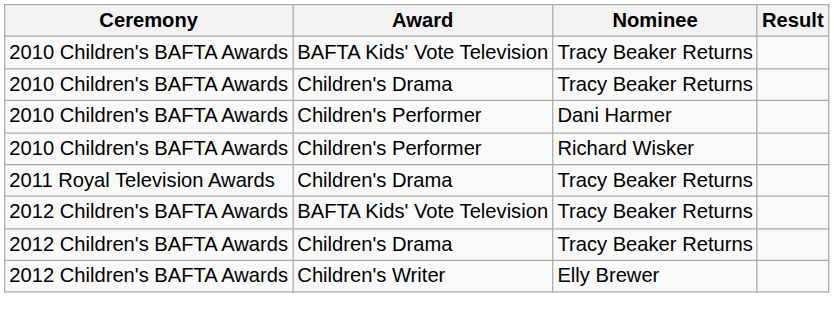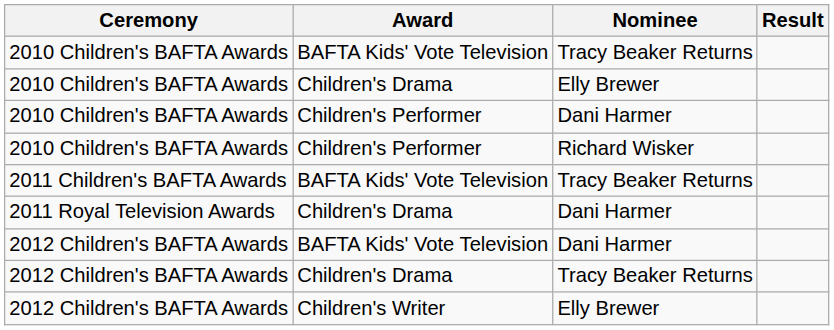(655, 84) Tracy Beaker Returns -> (608, 84) Elly Brewer
+ row: (148, 180)
(655, 180) Tracy Beaker Returns -> (615, 212) Dani Harmer
(655, 212) Tracy Beaker Returns -> (615, 244) Dani Harmer
